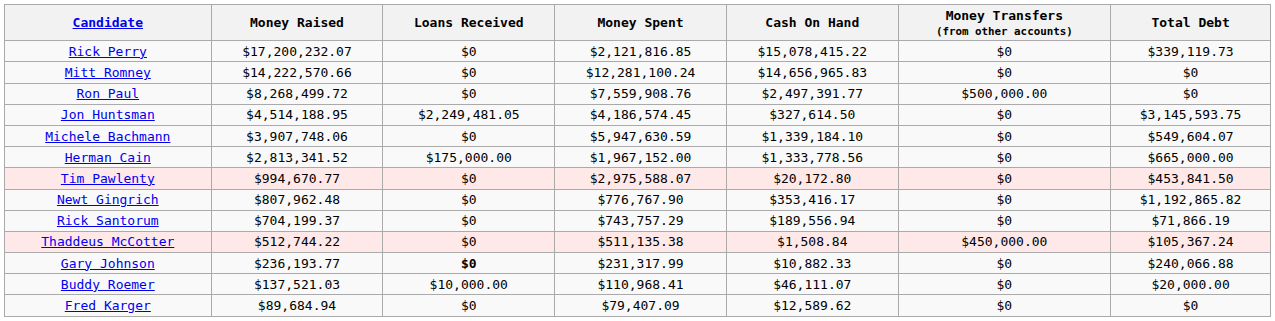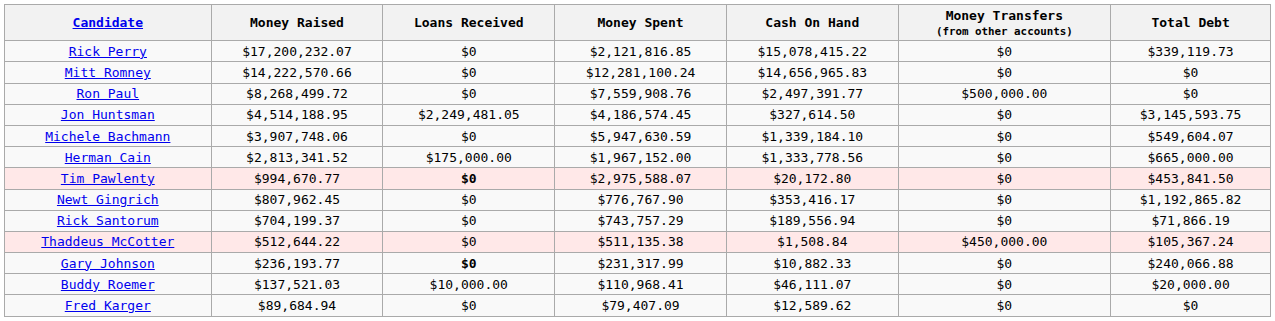(469, 178) normal -> (469, 178) bold
(297, 200) $807,962.48 -> (297, 200) $807,962.45
(297, 242) $512,744.22 -> (297, 242) $512,644.22
